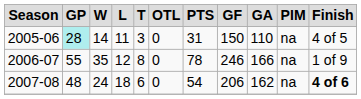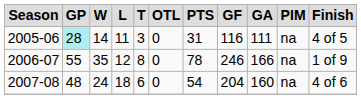(232, 37) 150 -> (232, 37) 116
(262, 37) 110 -> (261, 37) 111
(232, 82) 206 -> (232, 82) 204
(262, 82) 162 -> (262, 82) 160
(331, 82) bold -> (330, 82) normal
